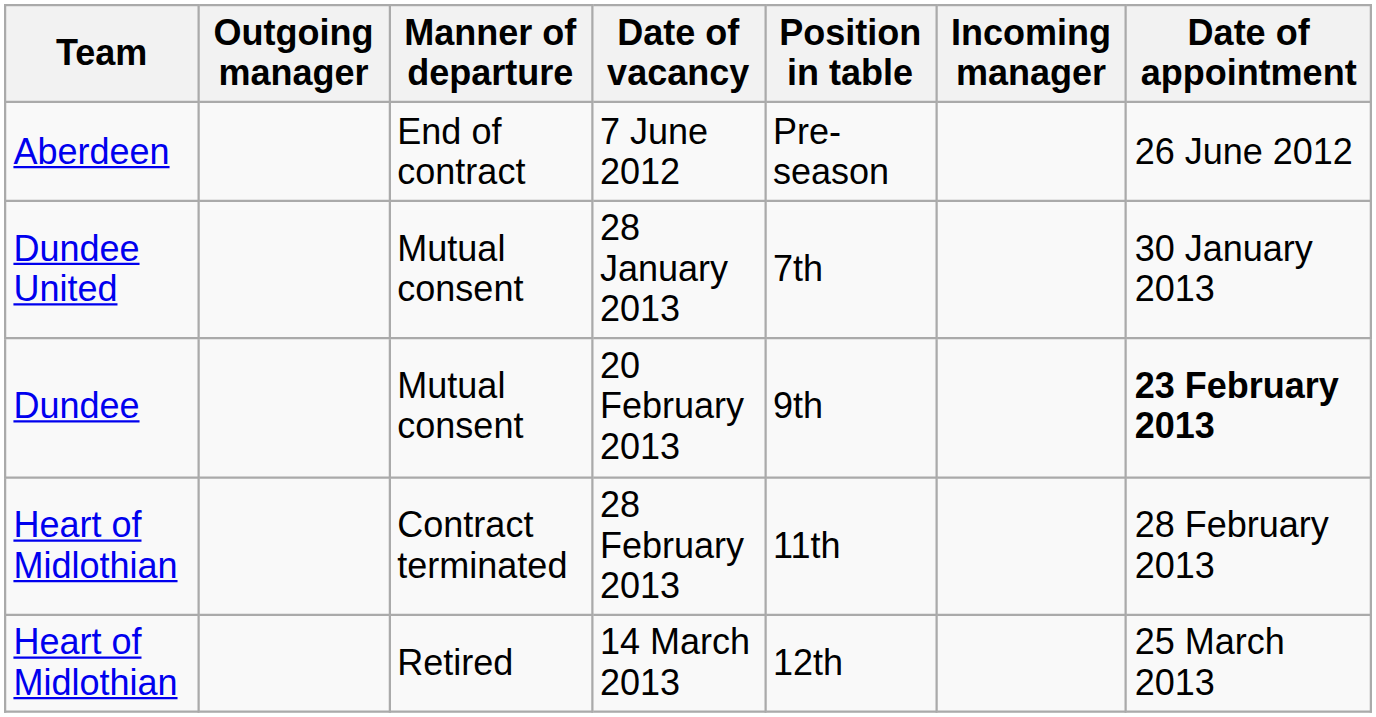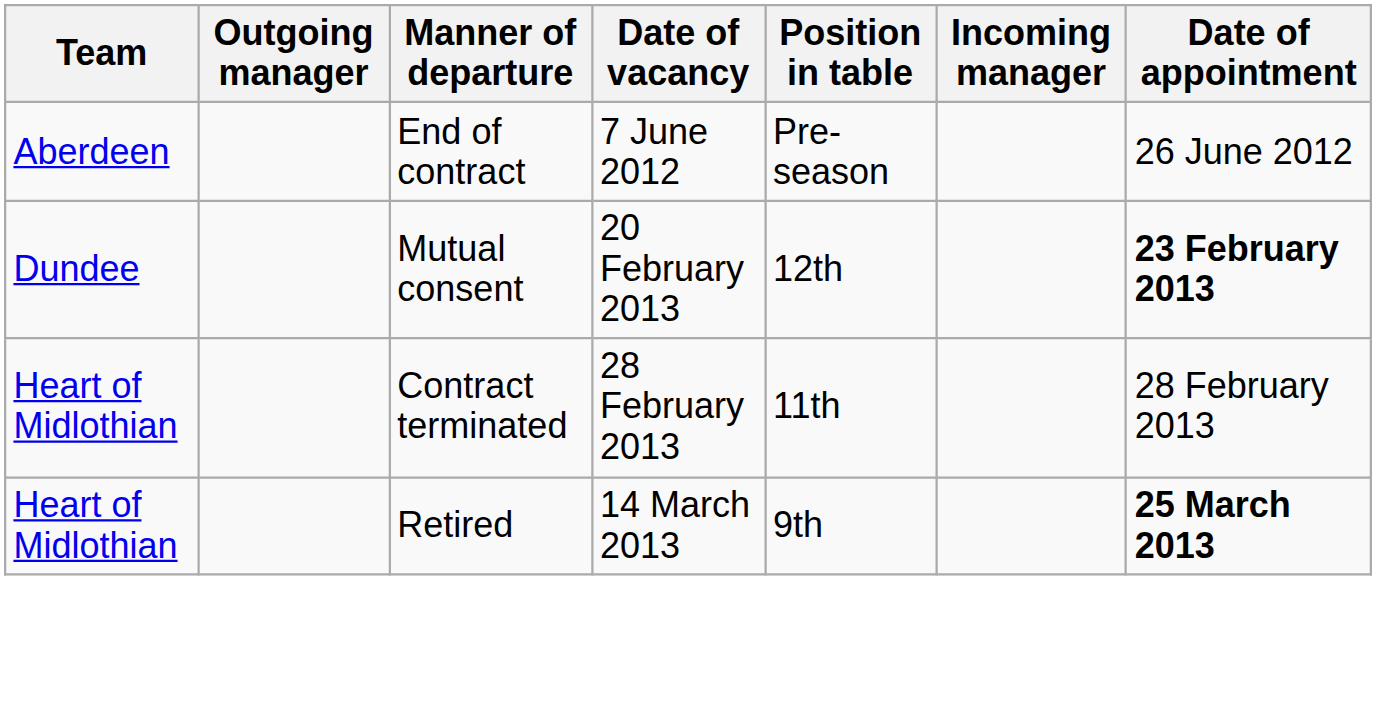- row: (664, 268)
(798, 406) 9th -> (808, 268) 12th
(808, 662) 12th -> (798, 524) 9th
(1210, 662) normal -> (1213, 524) bold
